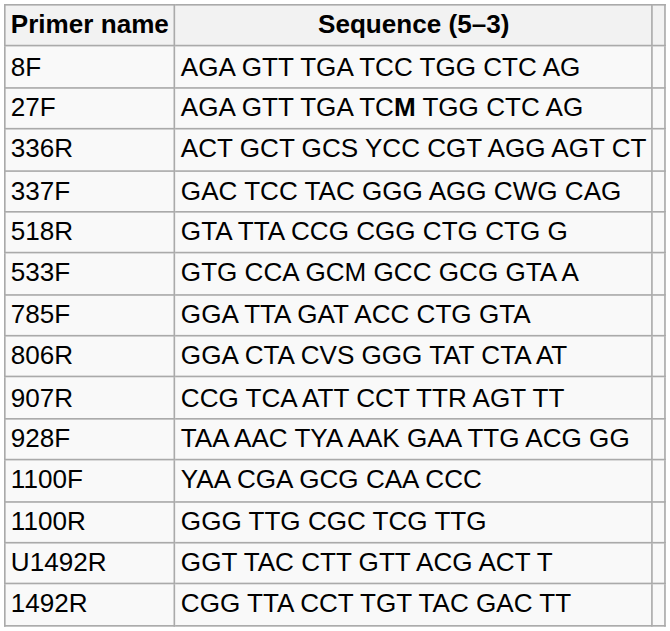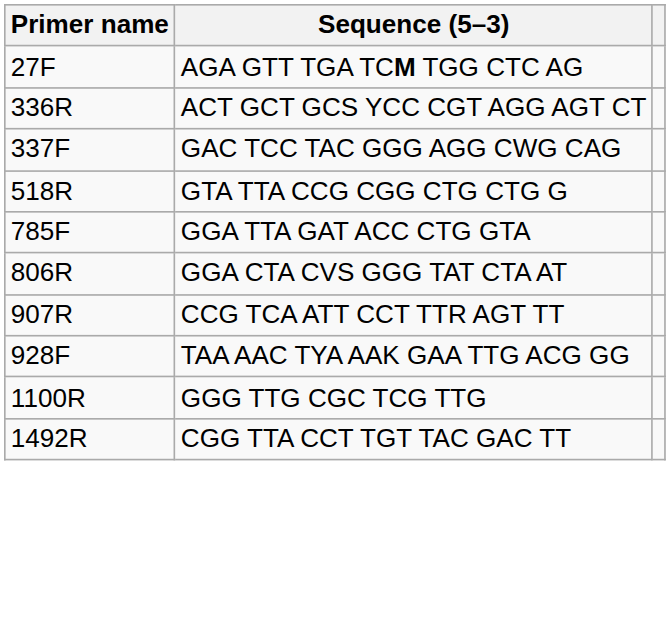- row: (381, 66)
- row: (380, 273)
- row: (331, 480)
- row: (367, 562)
